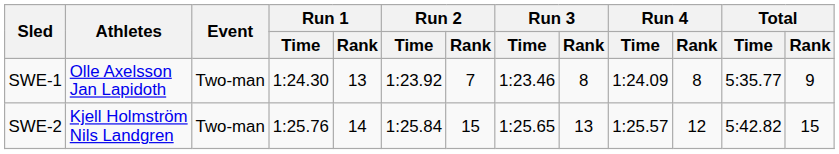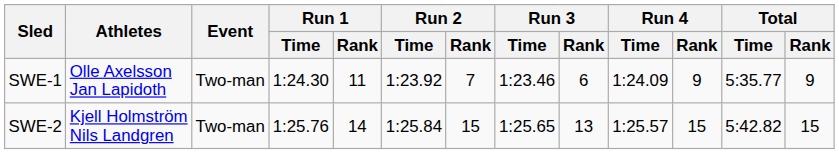(357, 81) 13 -> (357, 81) 11
(584, 81) 8 -> (584, 81) 6
(697, 81) 8 -> (697, 81) 9
(697, 126) 12 -> (697, 126) 15
